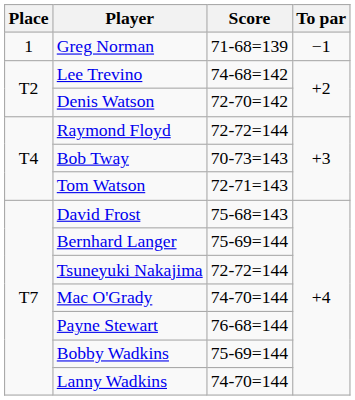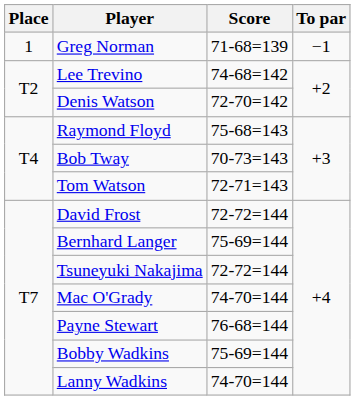(249, 130) 72-72=144 -> (249, 130) 75-68=143
(249, 213) 75-68=143 -> (249, 213) 72-72=144
